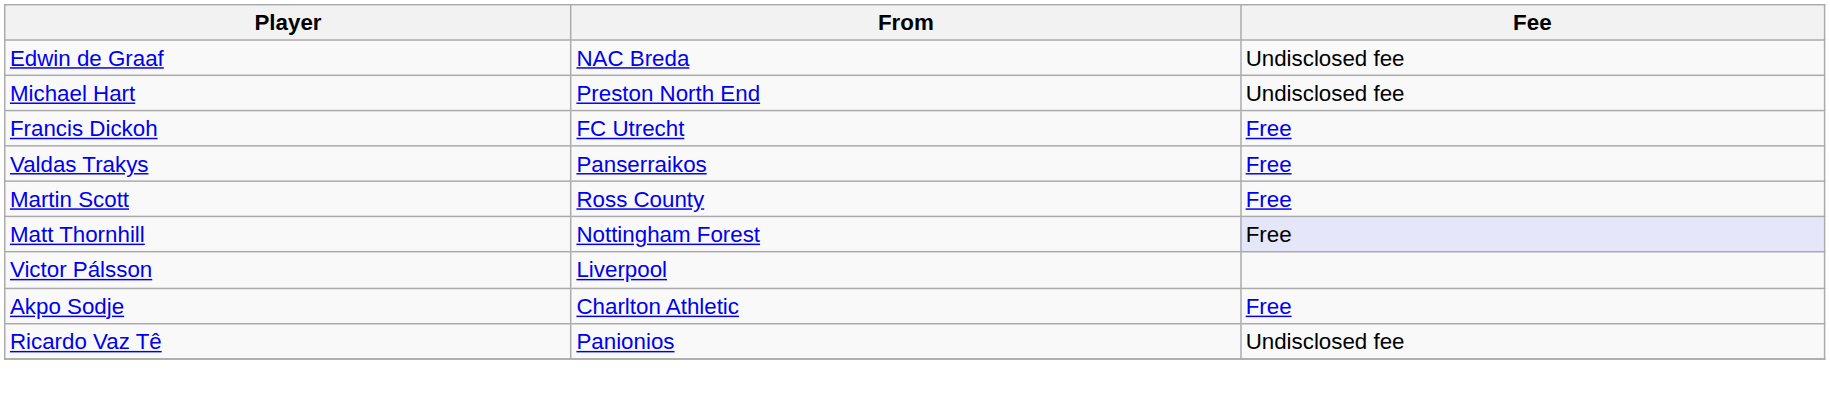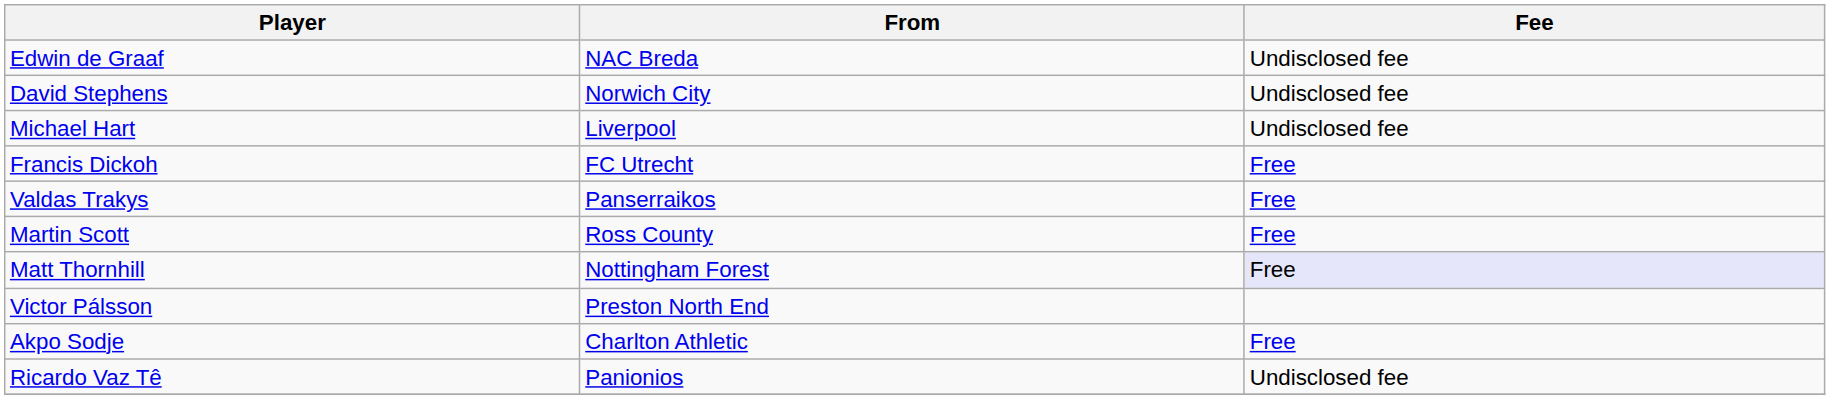+ row: (89, 93)
(668, 93) Preston North End -> (631, 129) Liverpool
(622, 270) Liverpool -> (677, 306) Preston North End
